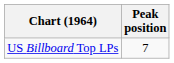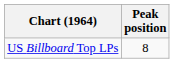(145, 48) 7 -> (145, 48) 8
